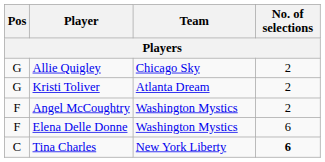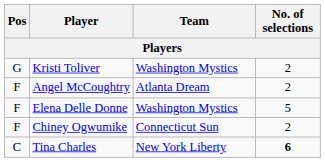- row: (67, 68)
(173, 87) Atlanta Dream -> (187, 68) Washington Mystics
(187, 107) Washington Mystics -> (173, 87) Atlanta Dream
(288, 127) 6 -> (288, 107) 5
+ row: (80, 127)
